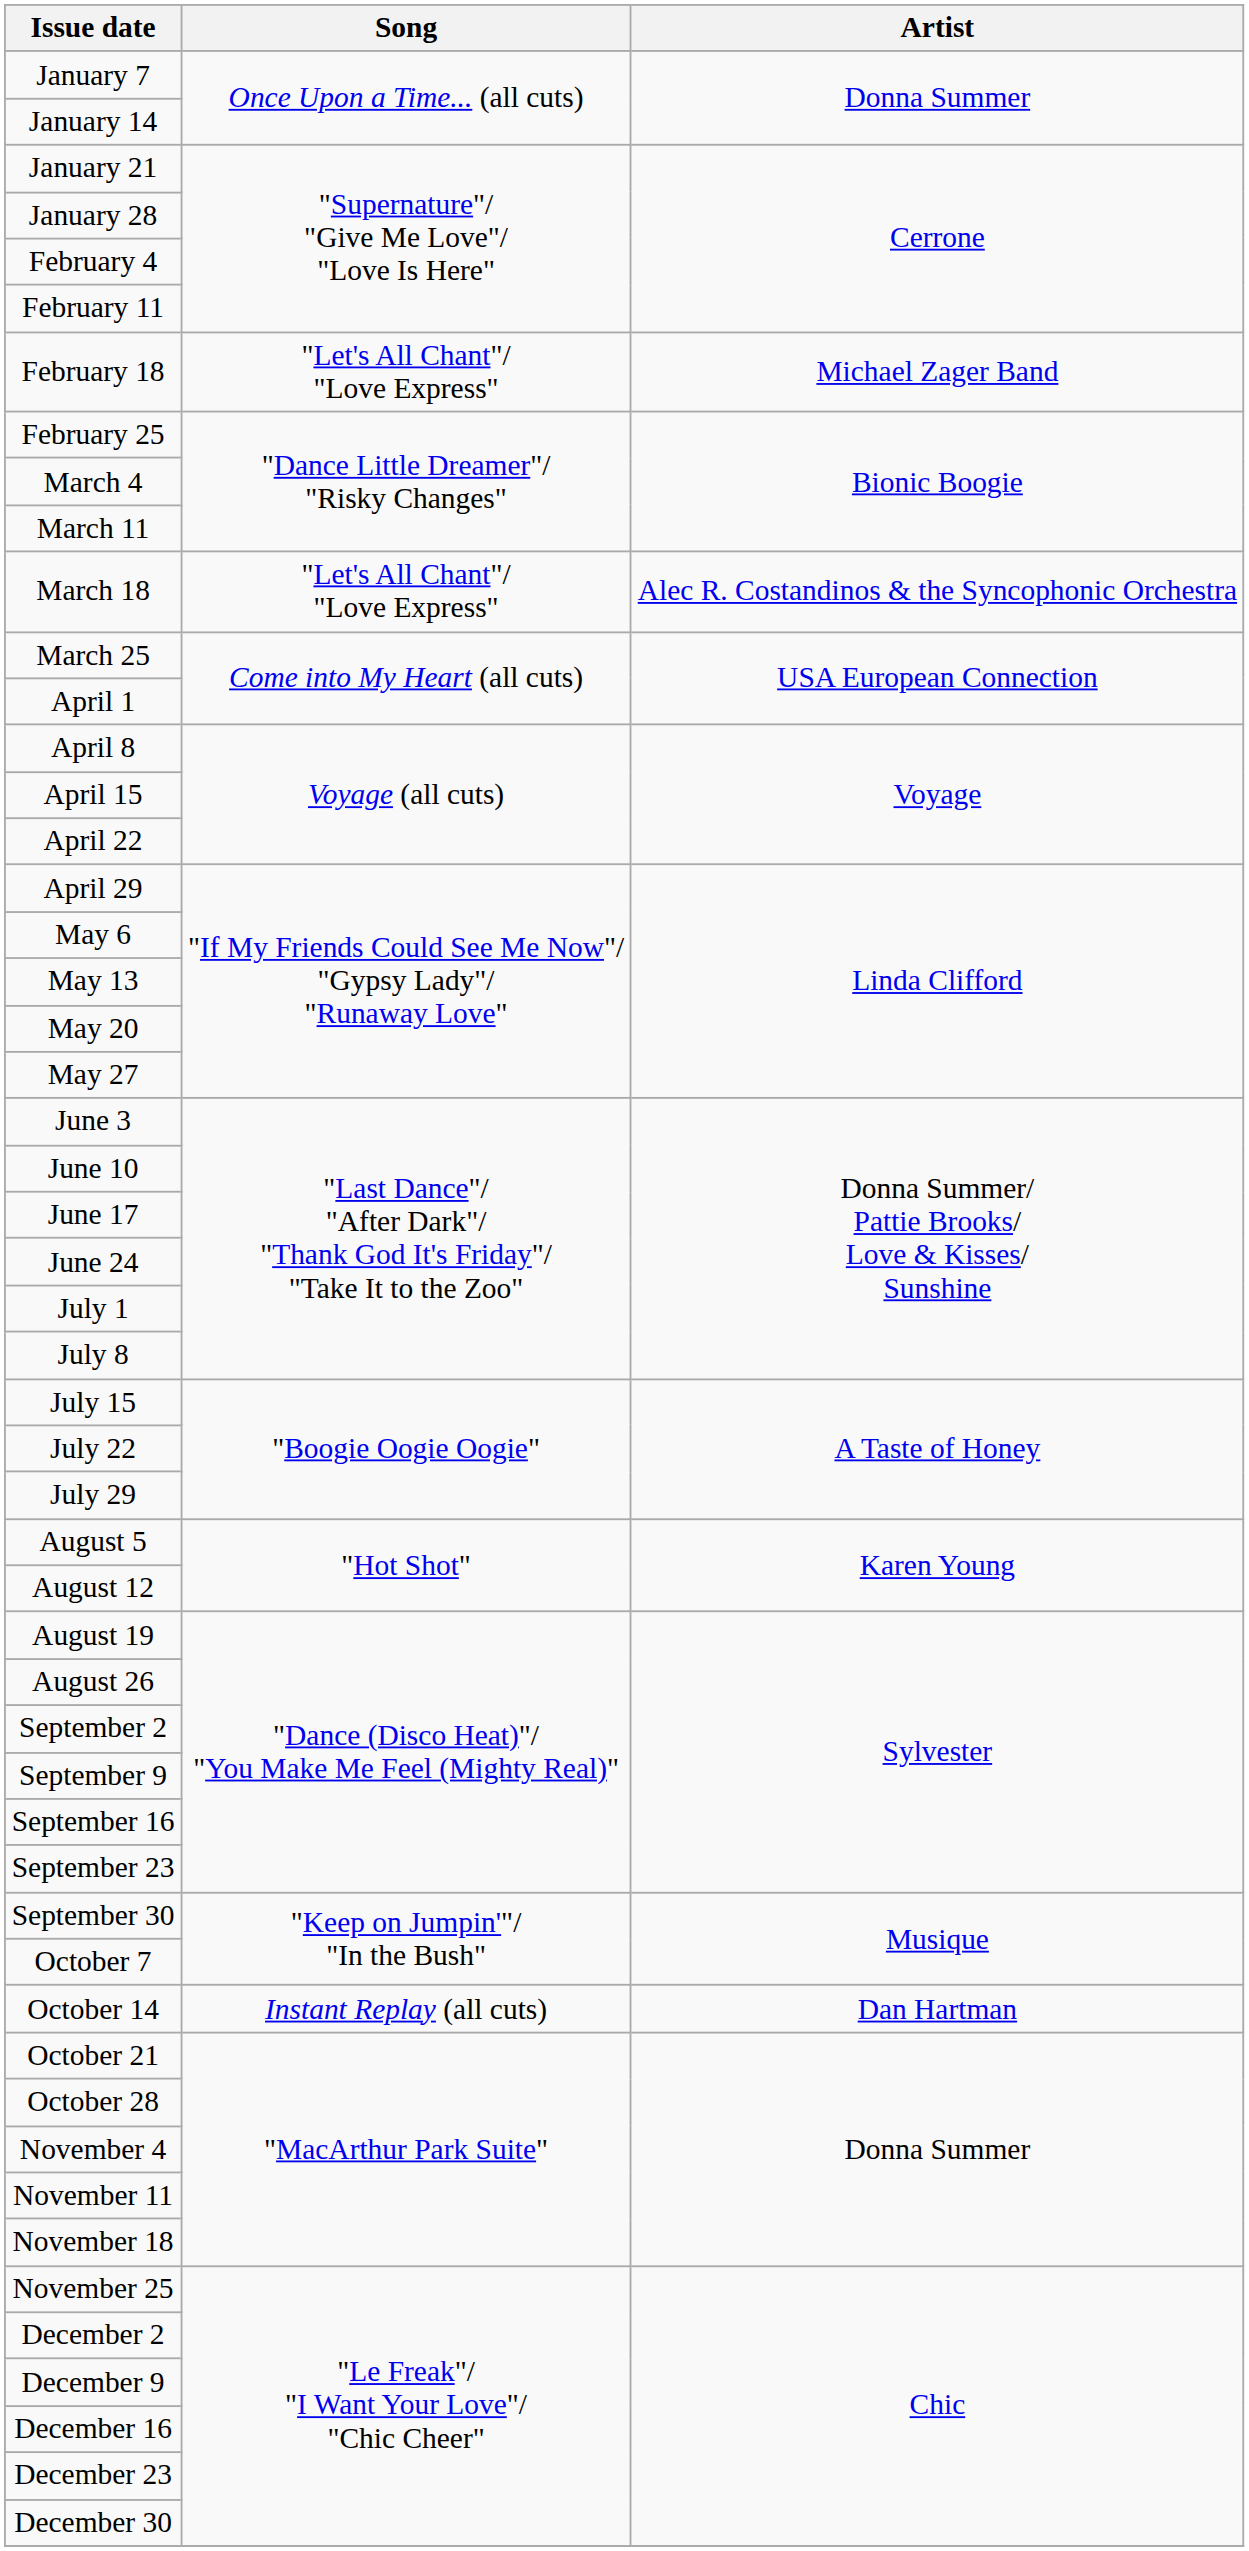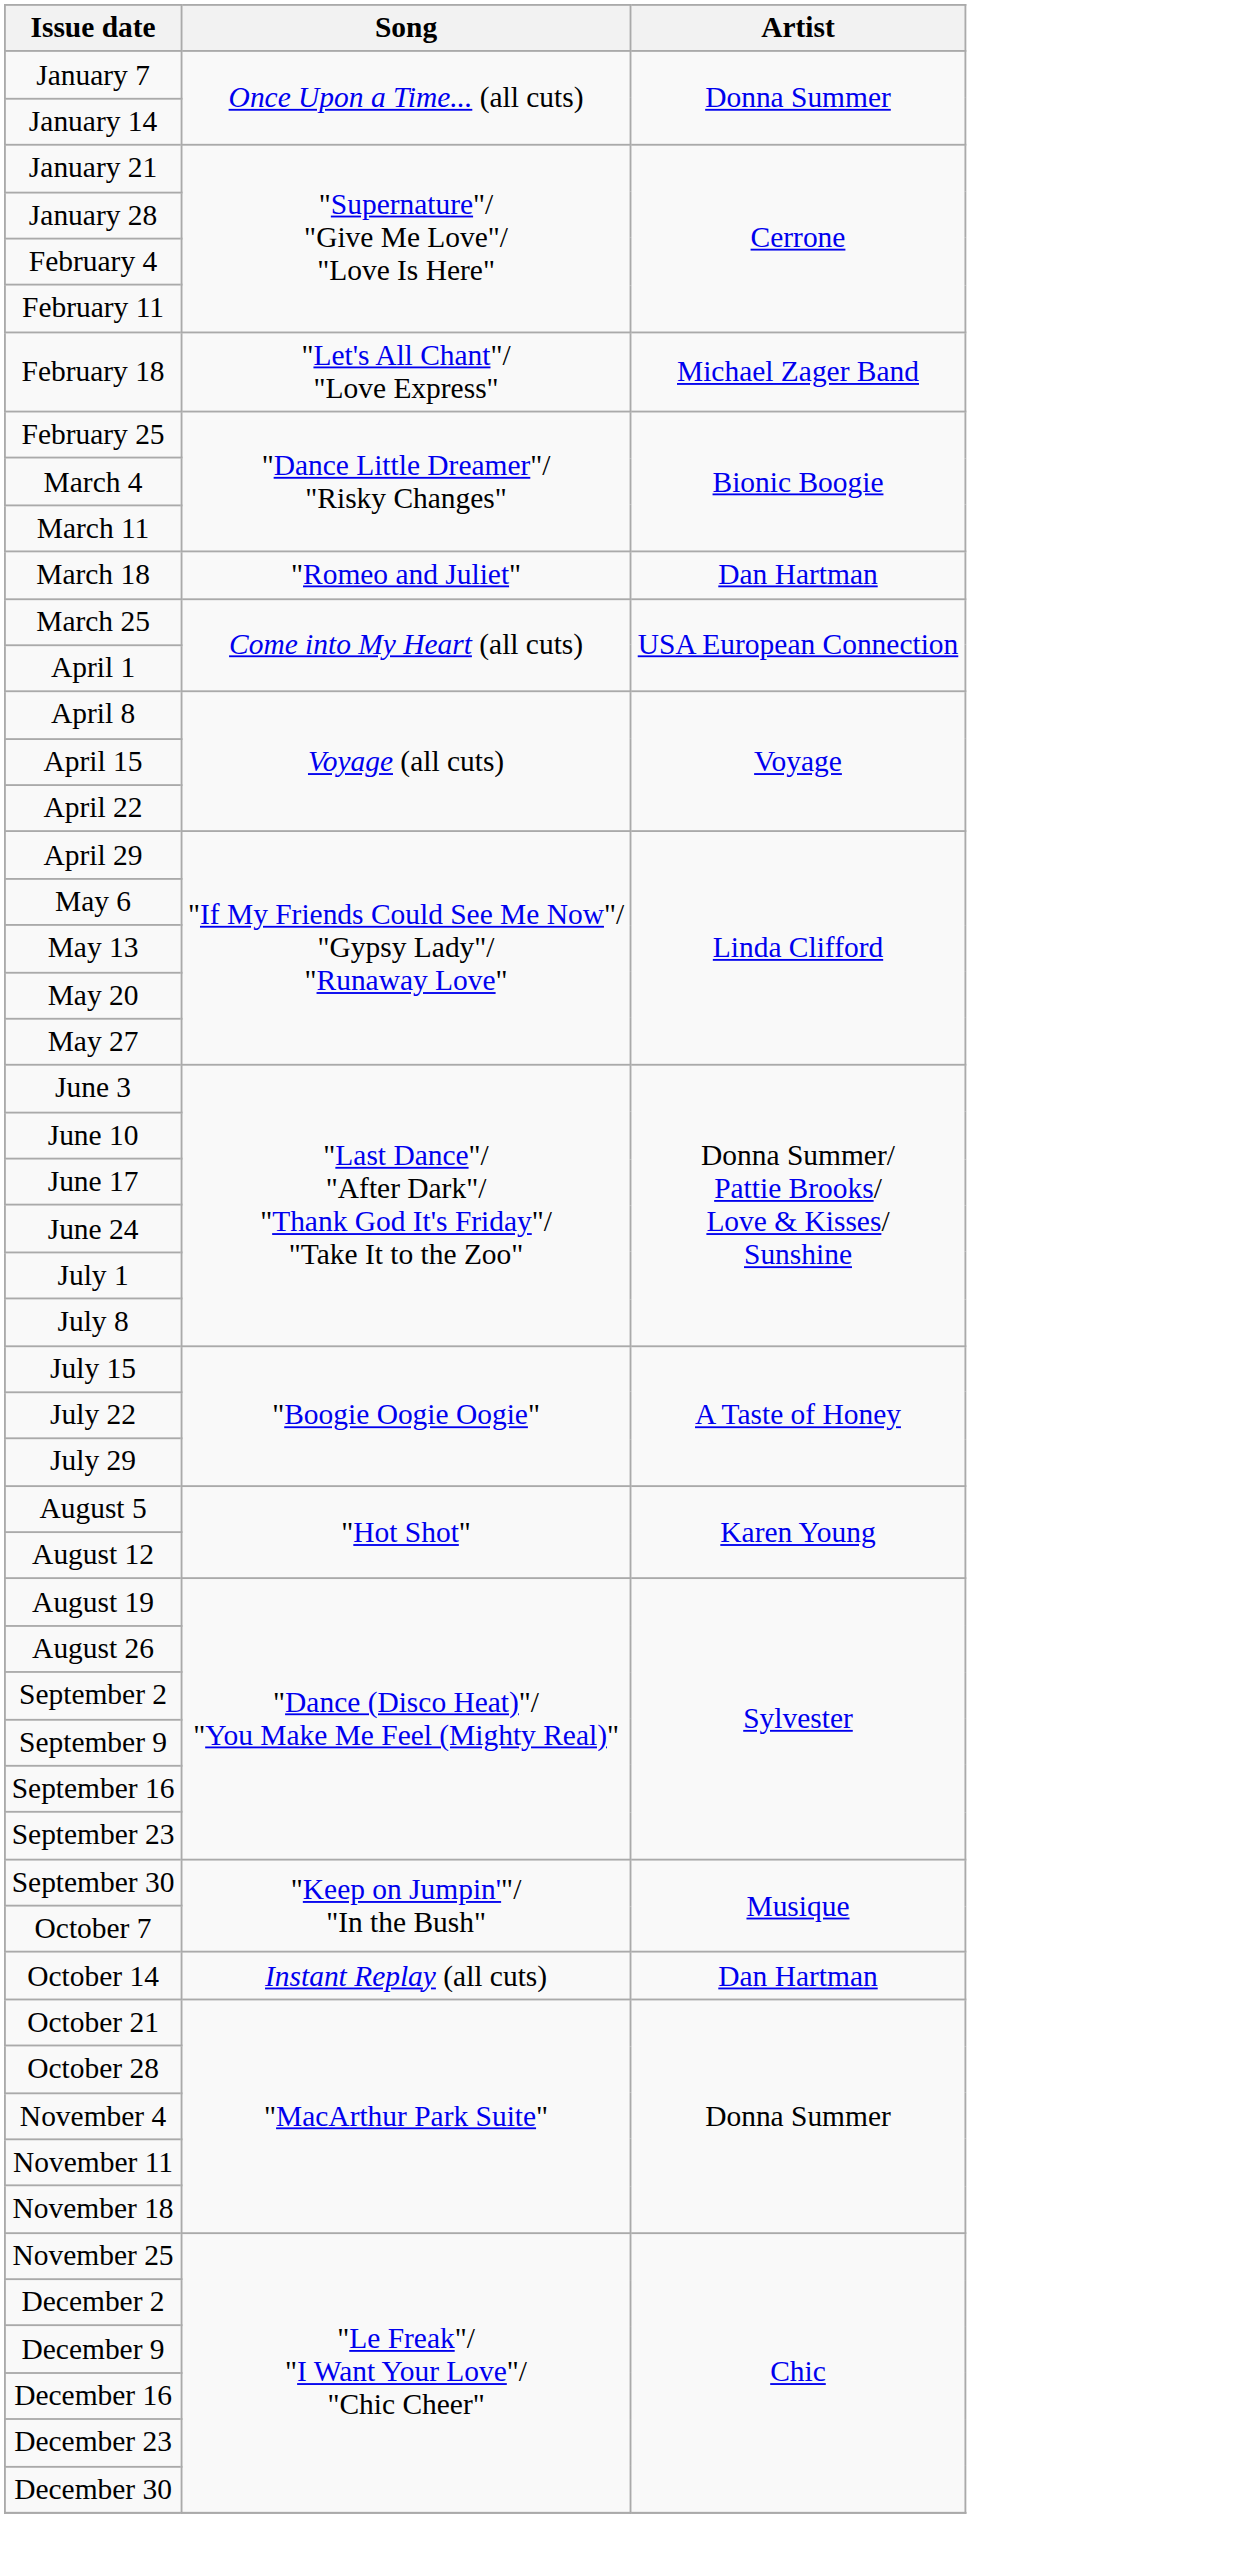(406, 591) "Let's All Chant"/ "Love Express" -> (406, 574) "Romeo and Juliet"
(937, 591) Alec R. Costandinos & the Syncophonic Orchestra -> (798, 574) Dan Hartman
